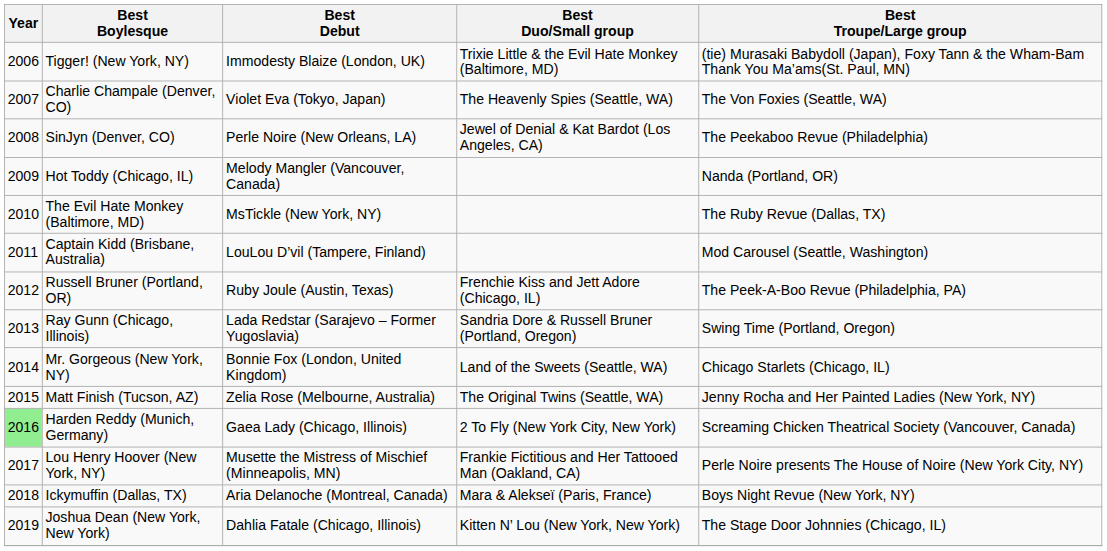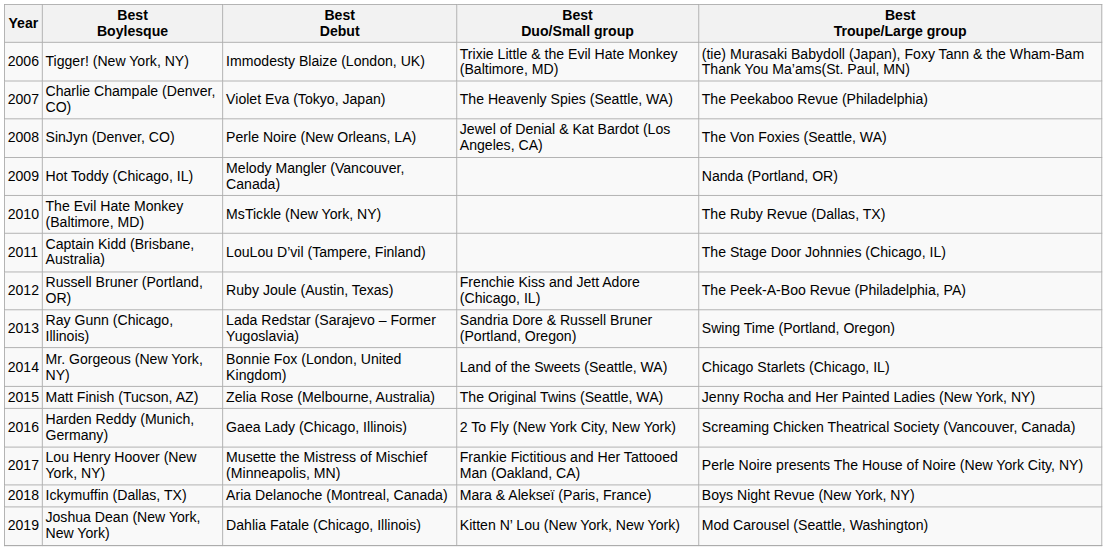(794, 99) The Von Foxies (Seattle, WA) -> (815, 99) The Peekaboo Revue (Philadelphia)
(815, 138) The Peekaboo Revue (Philadelphia) -> (794, 138) The Von Foxies (Seattle, WA)
(815, 252) Mod Carousel (Seattle, Washington) -> (824, 252) The Stage Door Johnnies (Chicago, IL)
(23, 427) lightgreen background -> (23, 427) no background
(824, 526) The Stage Door Johnnies (Chicago, IL) -> (815, 526) Mod Carousel (Seattle, Washington)
